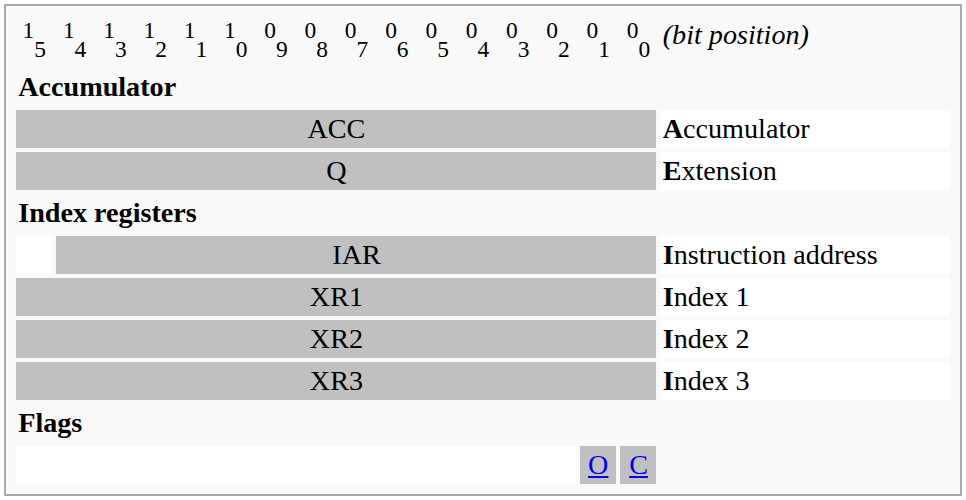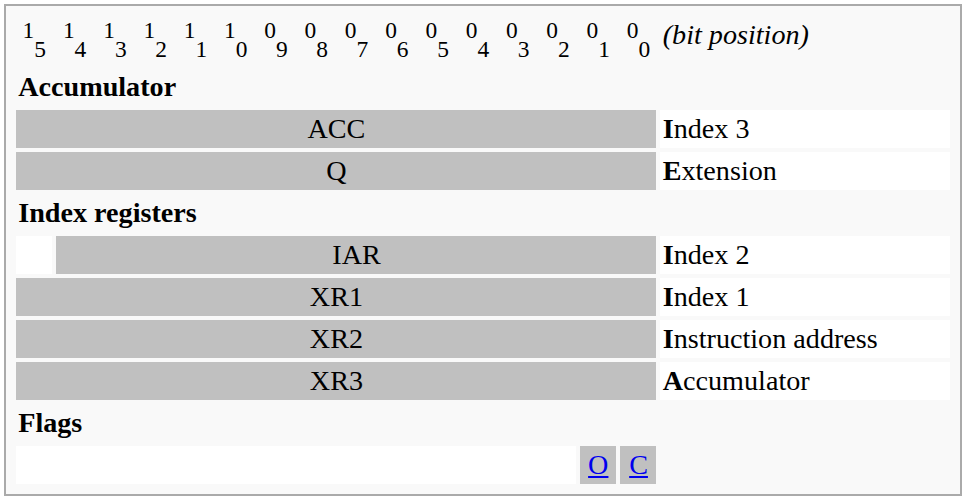(736, 129) Accumulator -> (706, 129) Index 3
(770, 255) Instruction address -> (706, 255) Index 2
(706, 339) Index 2 -> (770, 339) Instruction address
(706, 381) Index 3 -> (736, 381) Accumulator
